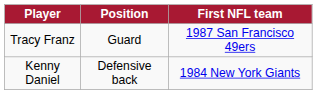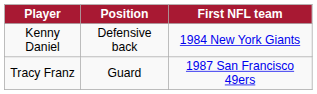rows swapped: (43, 73) <-> (43, 40)
